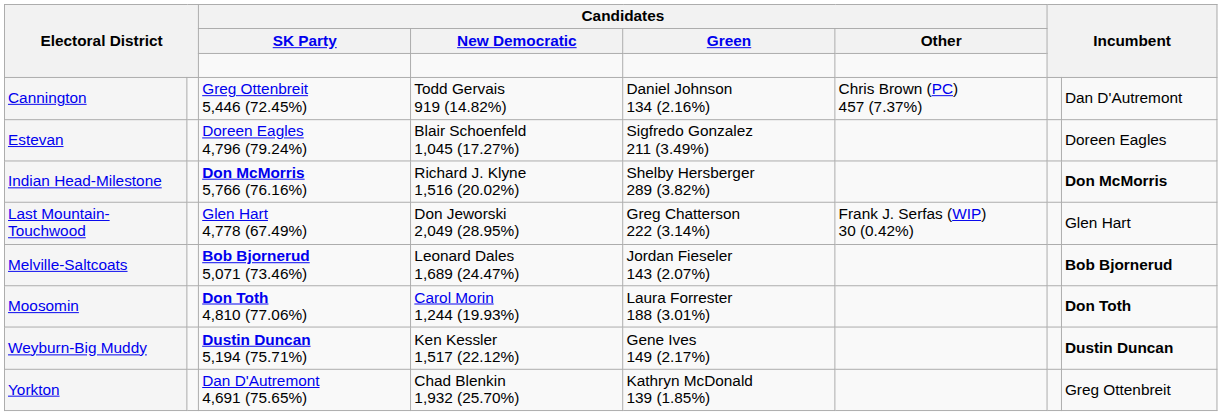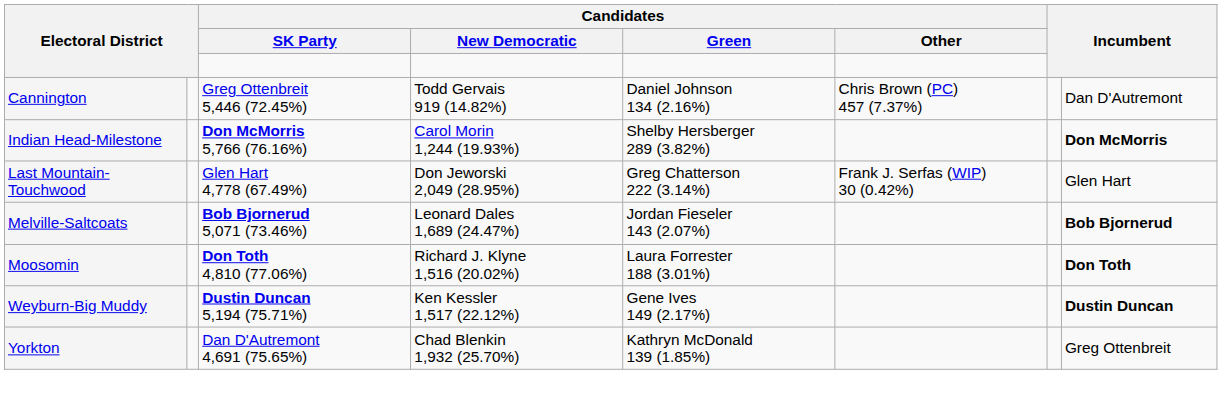- row: (36, 140)
(470, 181) Richard J. Klyne 1,516 (20.02%) -> (467, 140) Carol Morin 1,244 (19.93%)
(467, 306) Carol Morin 1,244 (19.93%) -> (470, 264) Richard J. Klyne 1,516 (20.02%)
